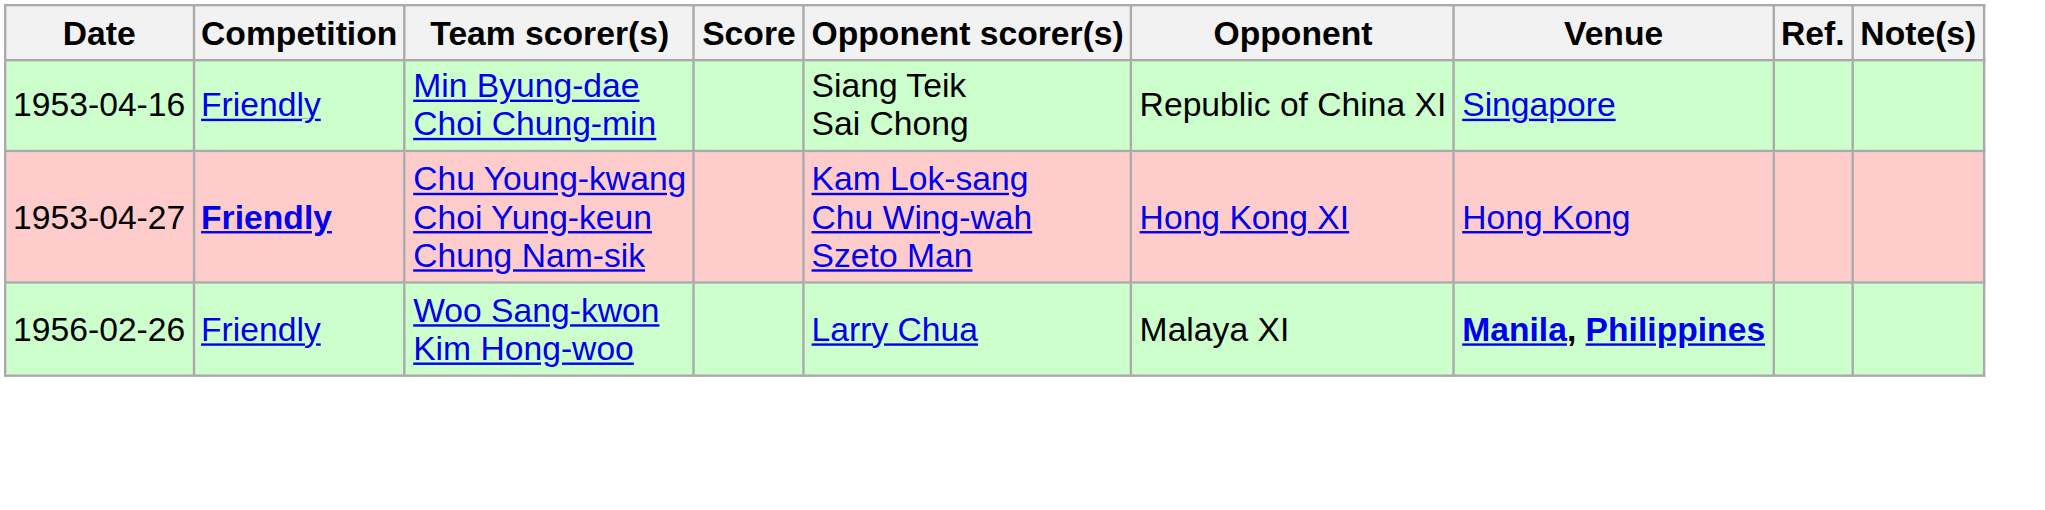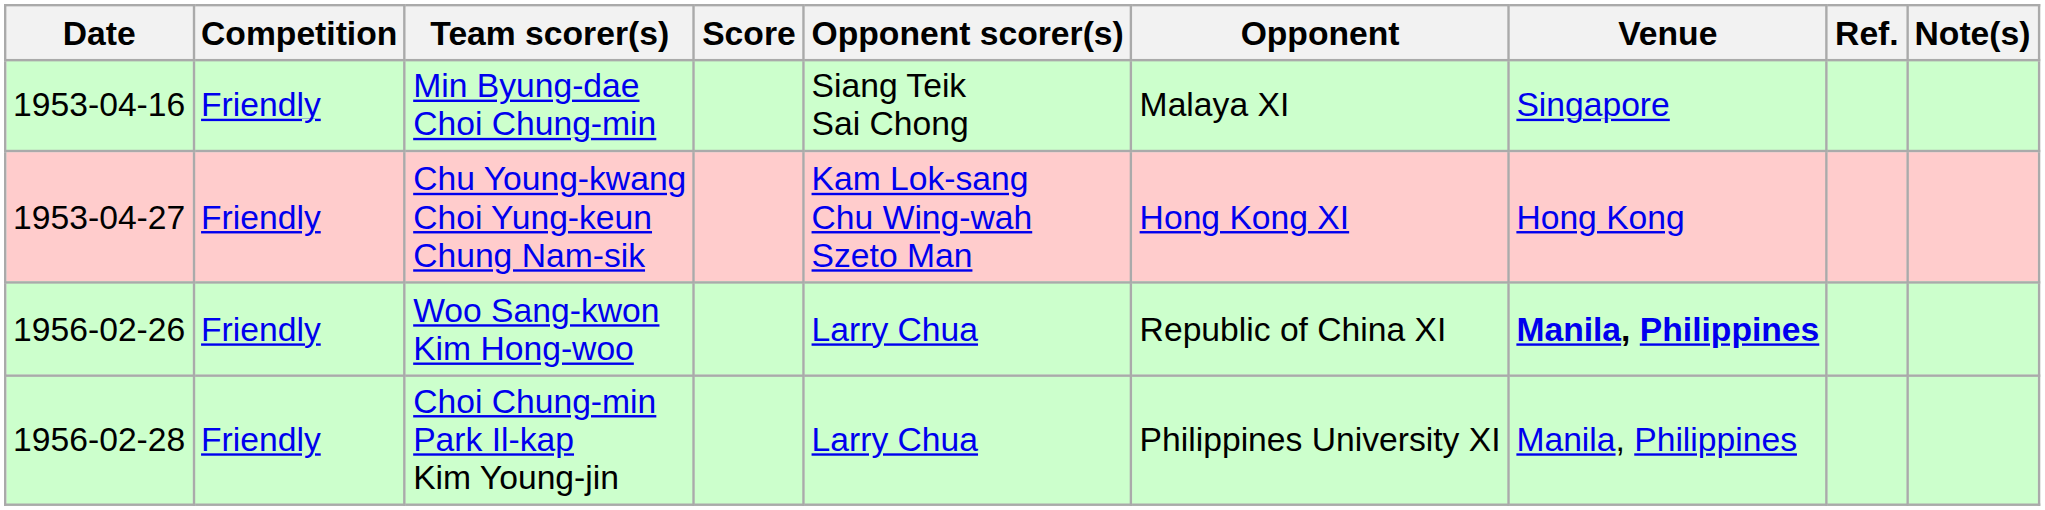(1293, 106) Republic of China XI -> (1214, 106) Malaya XI
(267, 217) bold -> (261, 217) normal
(1214, 328) Malaya XI -> (1293, 328) Republic of China XI
+ row: (535, 440)
